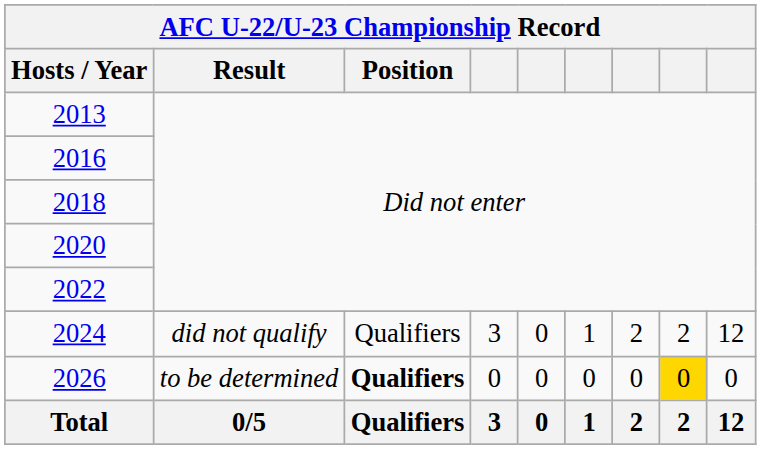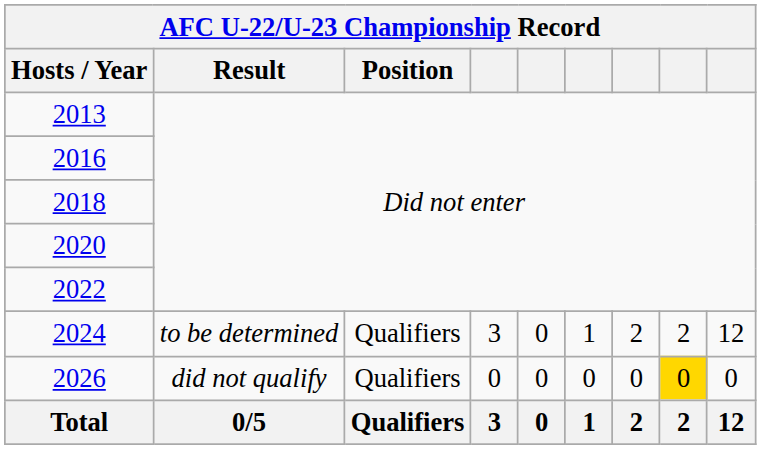(249, 333) did not qualify -> (249, 333) to be determined
(249, 377) to be determined -> (249, 377) did not qualify
(408, 377) bold -> (408, 377) normal
